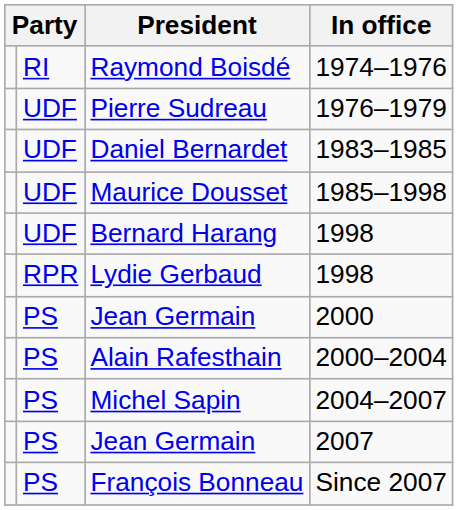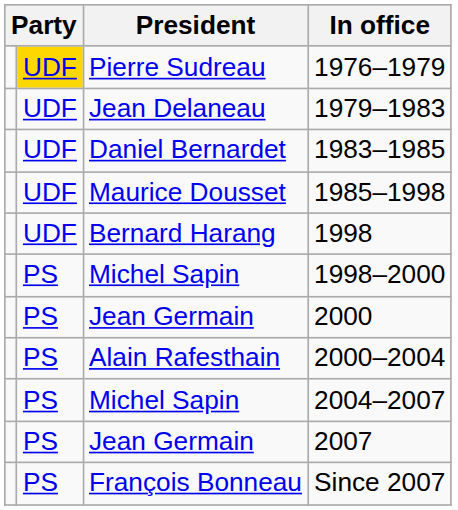- row: (190, 66)
(50, 108) no background -> (50, 66) gold background
+ row: (177, 108)
- row: (176, 274)
+ row: (164, 274)
